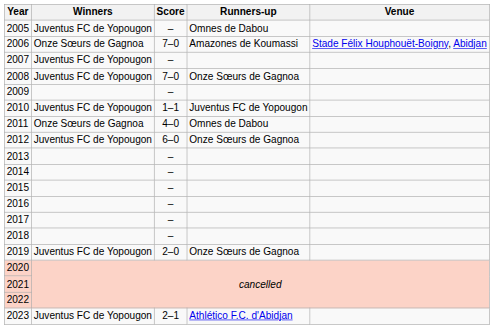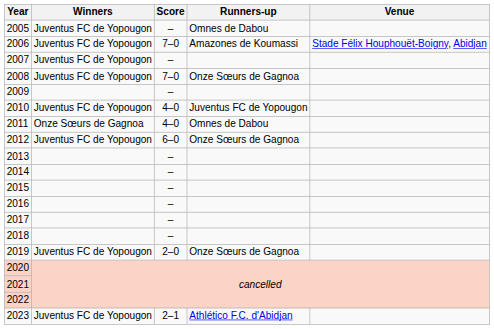(89, 44) Onze Sœurs de Gagnoa -> (93, 44) Juventus FC de Yopougon
(171, 108) 1–1 -> (171, 108) 4–0
